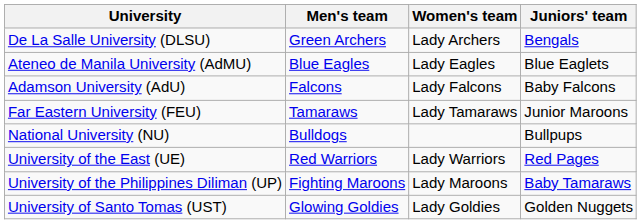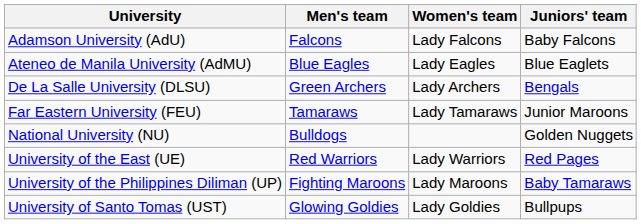rows swapped: (97, 87) <-> (109, 40)
(553, 135) Bullpups -> (579, 135) Golden Nuggets
(579, 207) Golden Nuggets -> (553, 207) Bullpups
